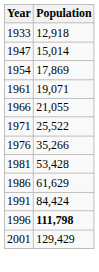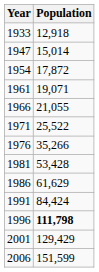(53, 70) 17,869 -> (53, 70) 17,872
+ row: (19, 257)
